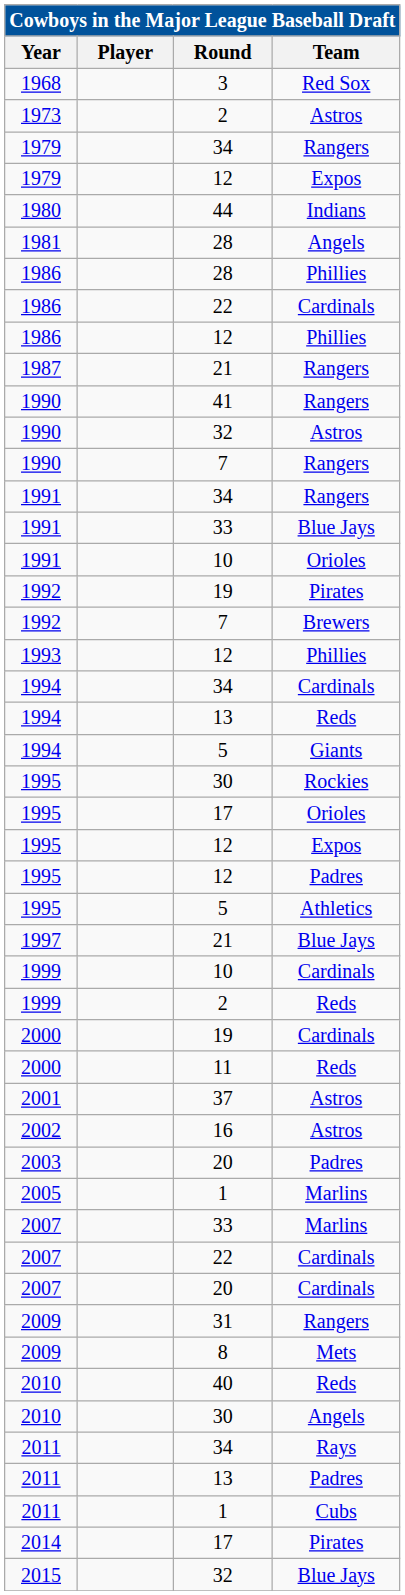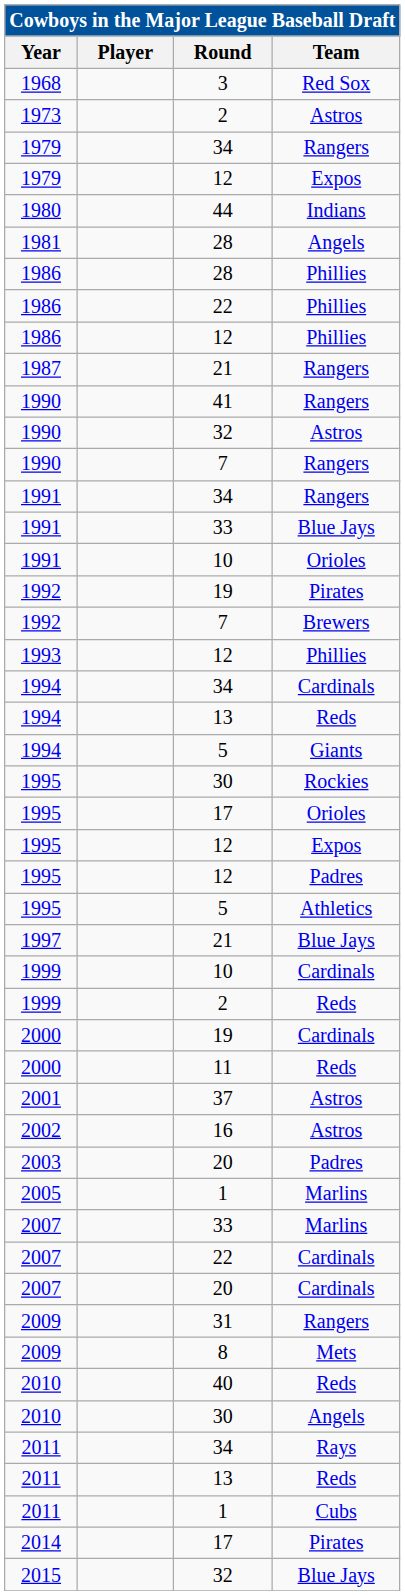(336, 305) Cardinals -> (336, 305) Phillies
(336, 1479) Padres -> (336, 1479) Reds
